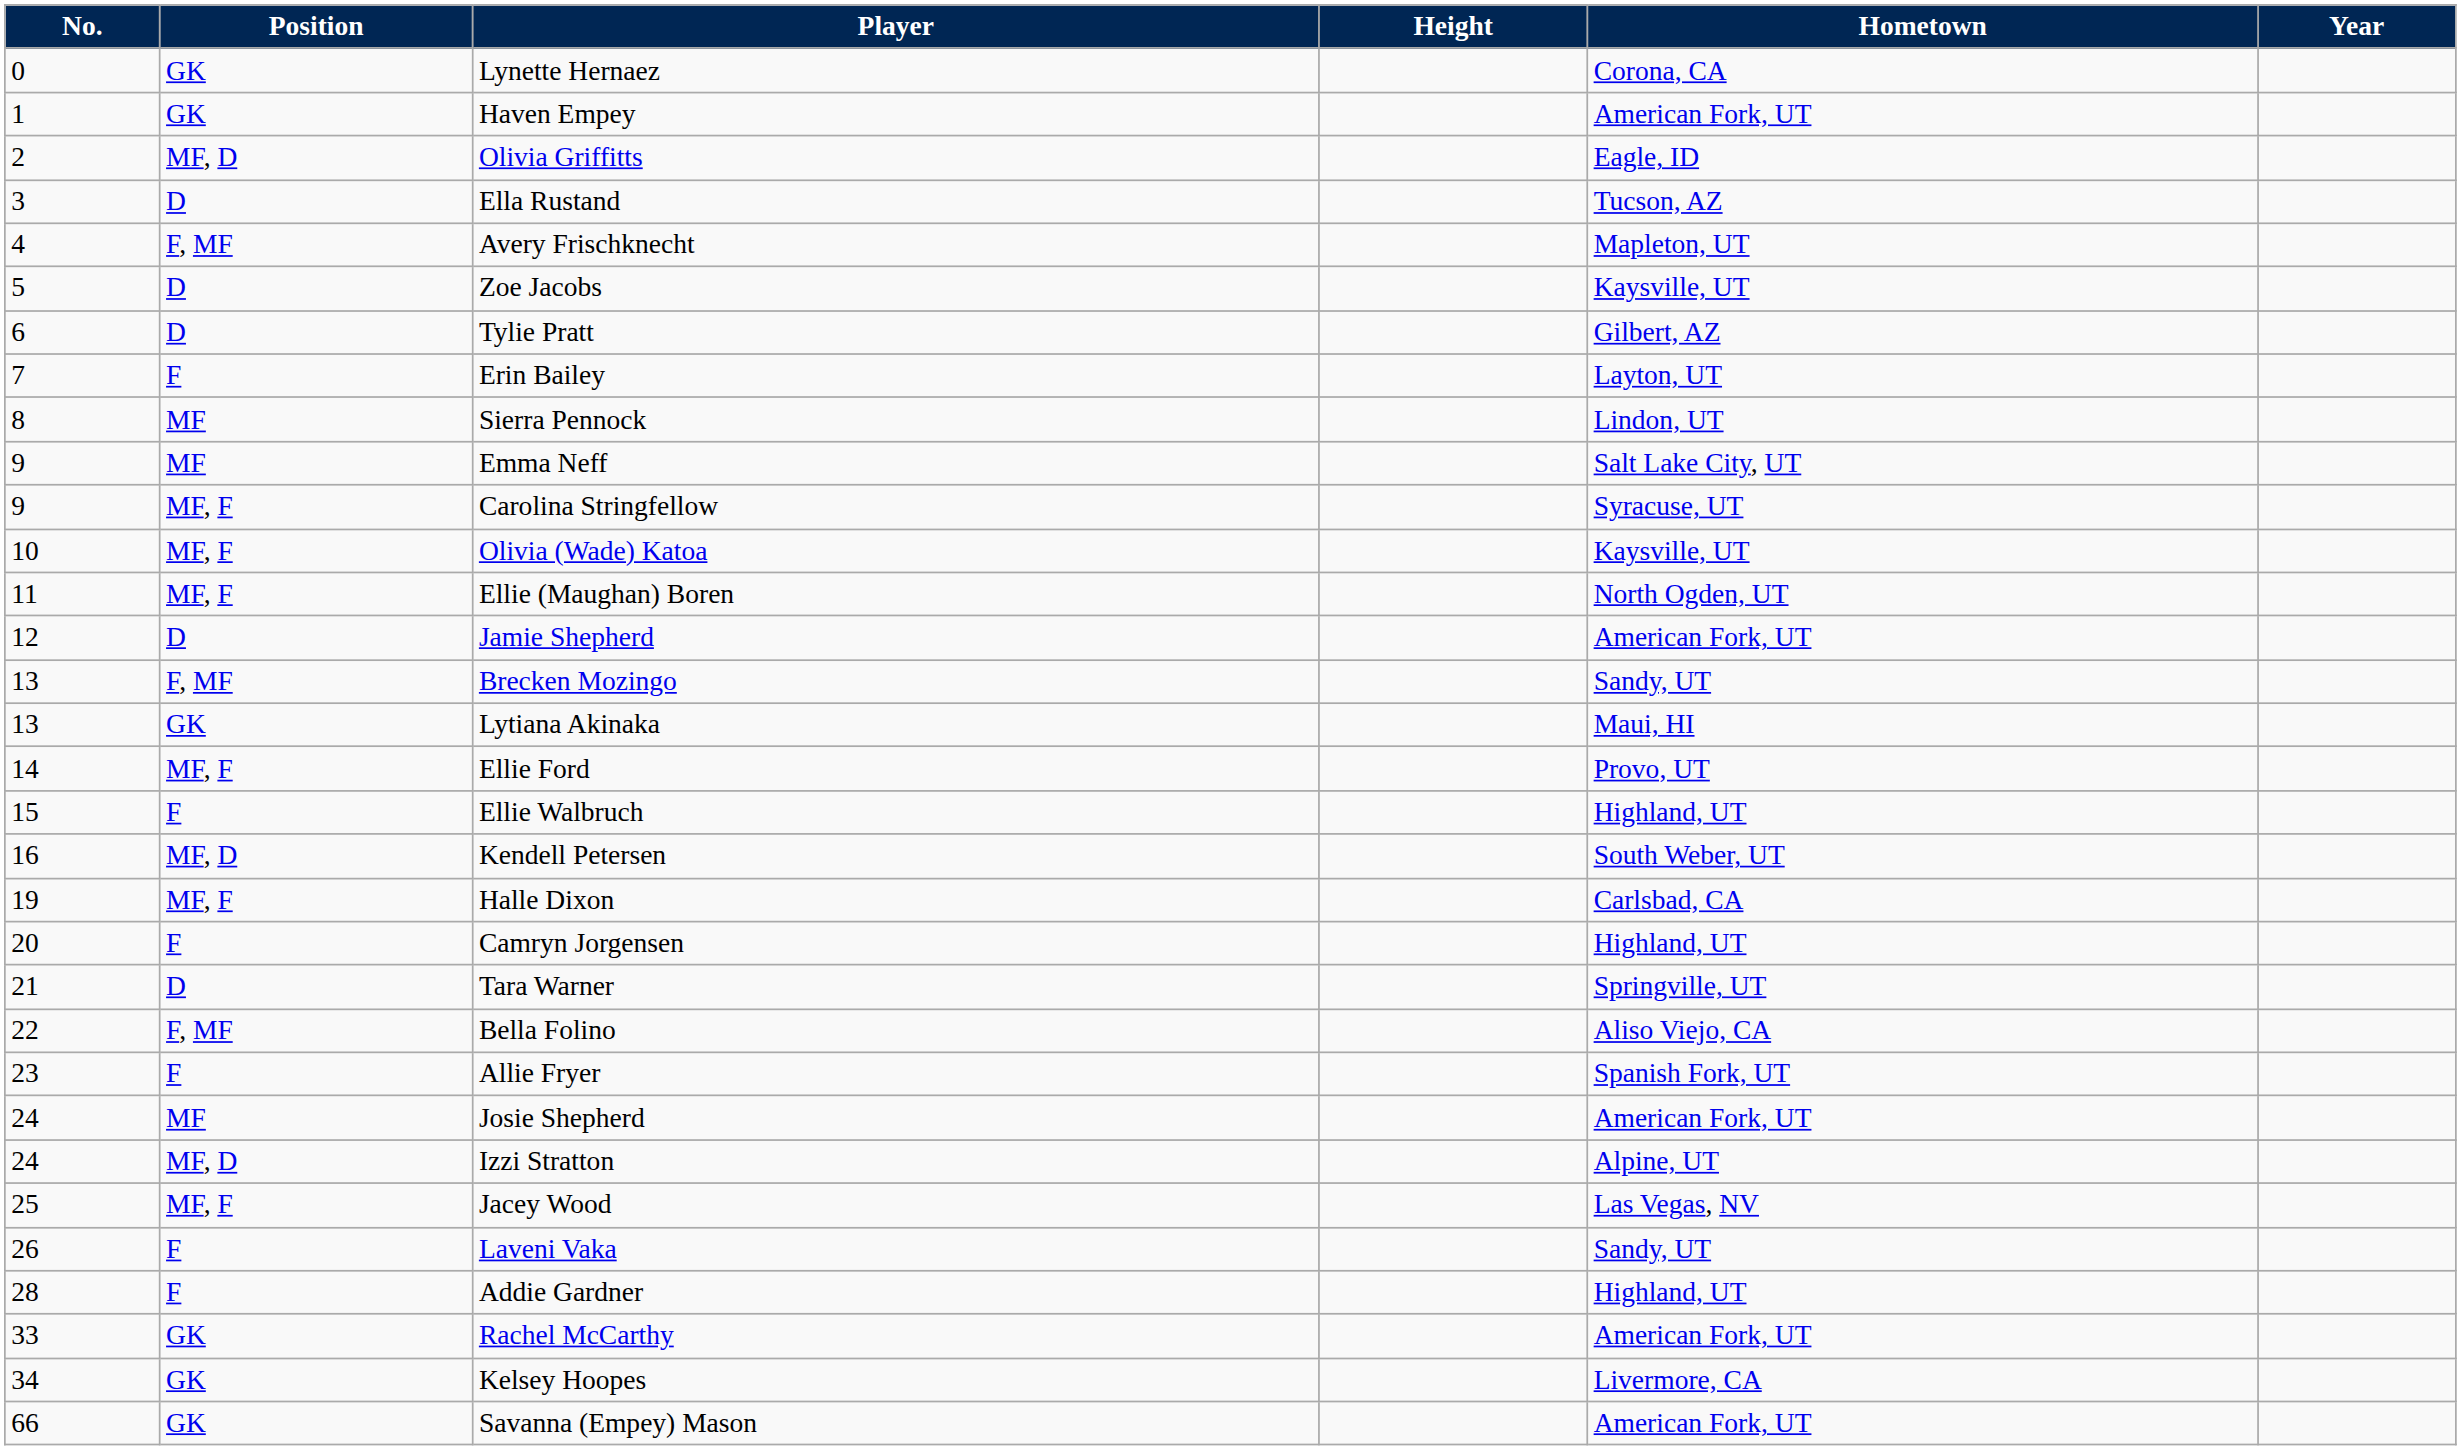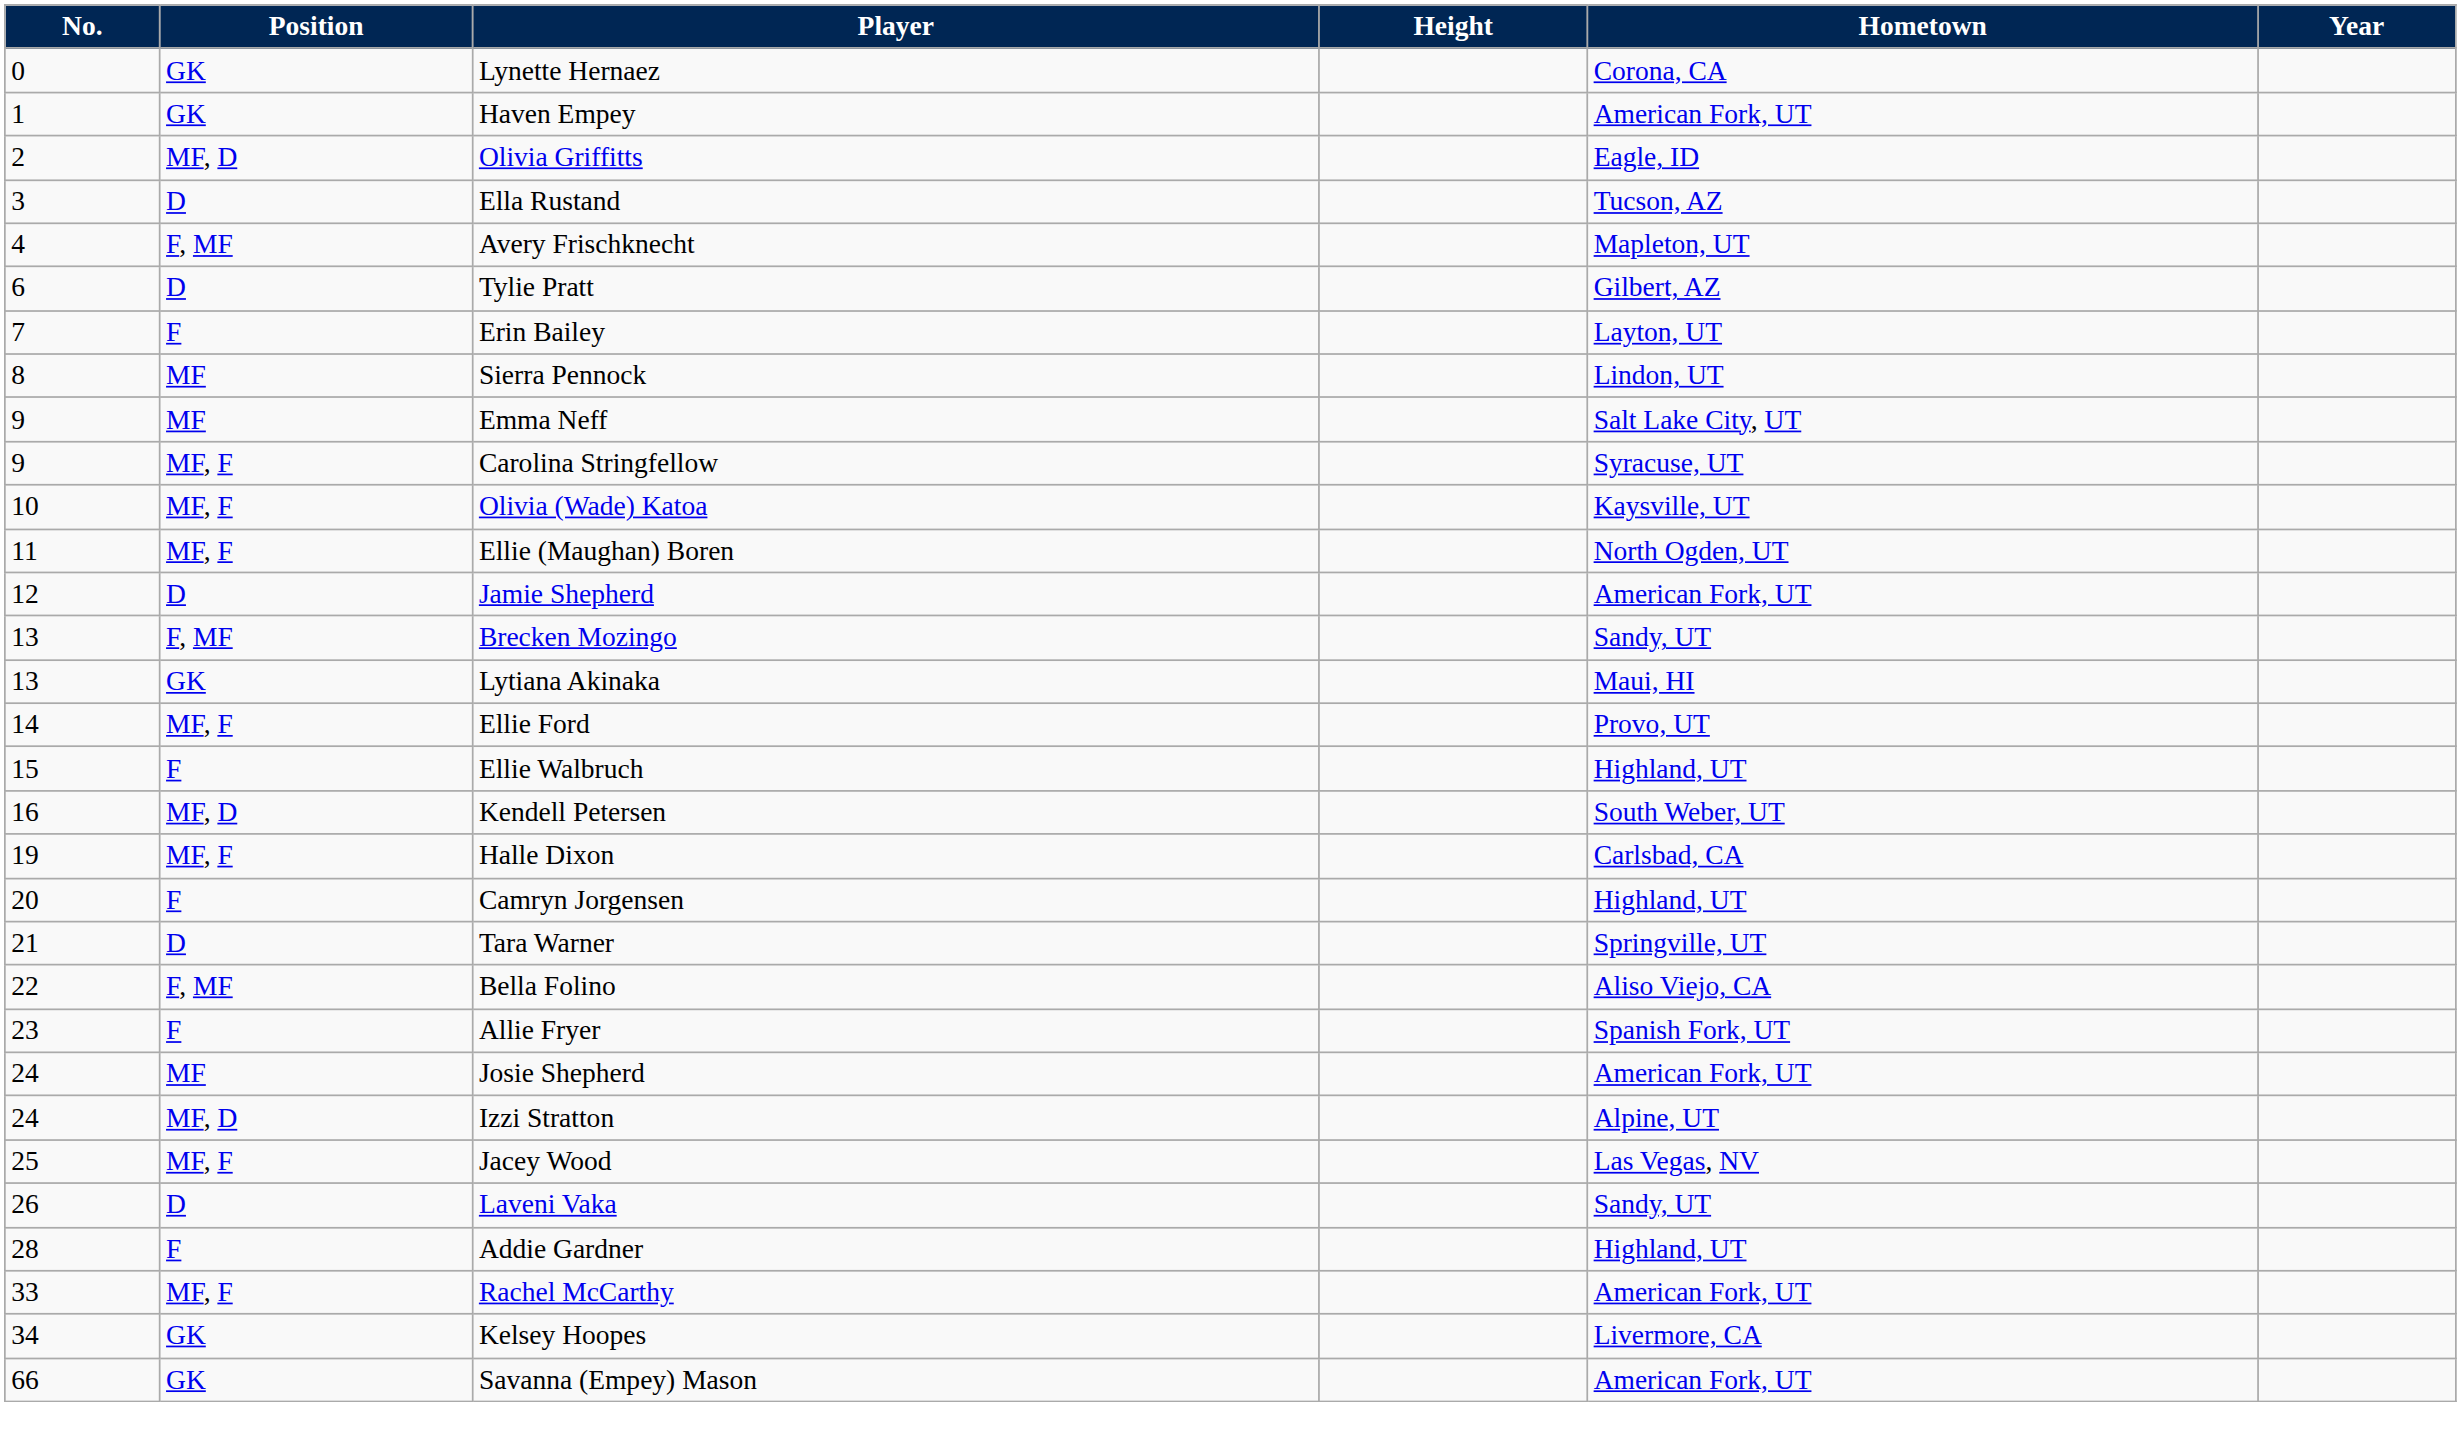- row: (540, 288)
(174, 1248) F -> (176, 1204) D
(186, 1335) GK -> (199, 1292) MF, F
